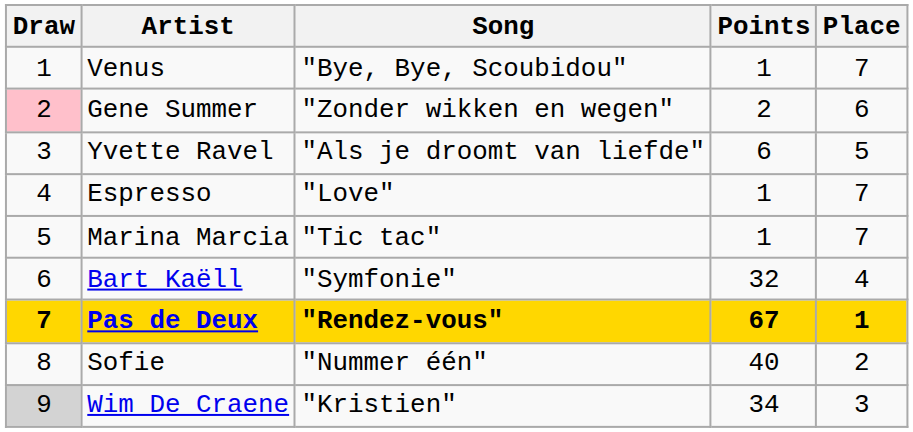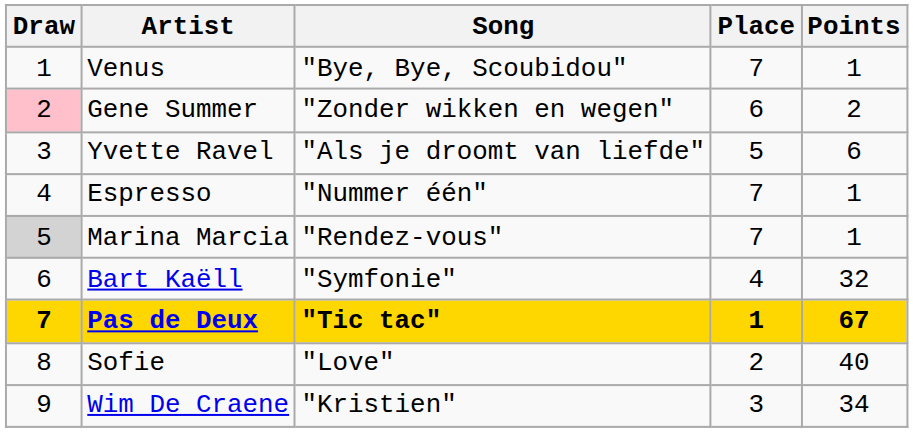columns swapped: (764, 26) <-> (862, 26)
(348, 195) "Love" -> (395, 195) "Nummer één"
(44, 237) no background -> (44, 237) lightgrey background
(371, 237) "Tic tac" -> (402, 237) "Rendez-vous"
(402, 321) "Rendez-vous" -> (371, 321) "Tic tac"
(395, 363) "Nummer één" -> (348, 363) "Love"
(44, 406) lightgrey background -> (44, 406) no background
